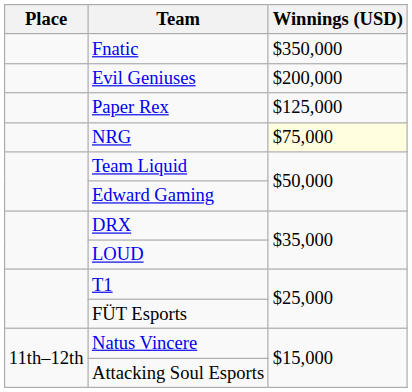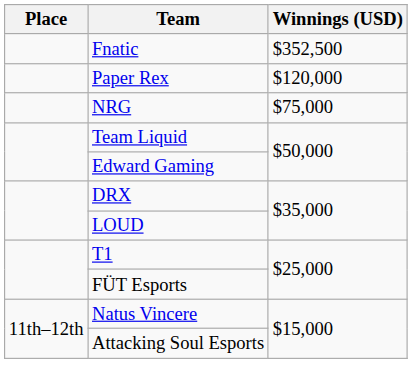(308, 48) $350,000 -> (308, 48) $352,500
- row: (144, 78)
(308, 107) $125,000 -> (308, 78) $120,000
(303, 136) lightyellow background -> (303, 107) no background
